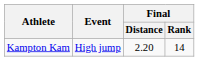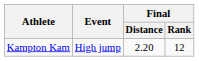(179, 47) 14 -> (179, 47) 12
